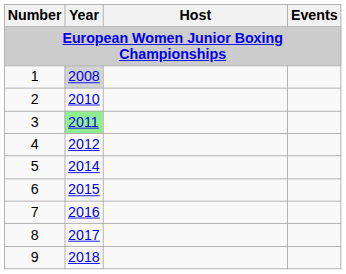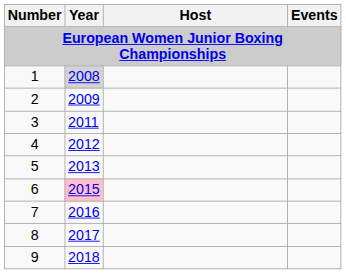(84, 99) 2010 -> (84, 99) 2009
(83, 122) lightgreen background -> (83, 122) no background
(84, 167) 2014 -> (84, 167) 2013
(84, 189) no background -> (84, 189) pink background
